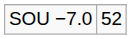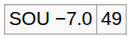(112, 19) 52 -> (112, 19) 49
